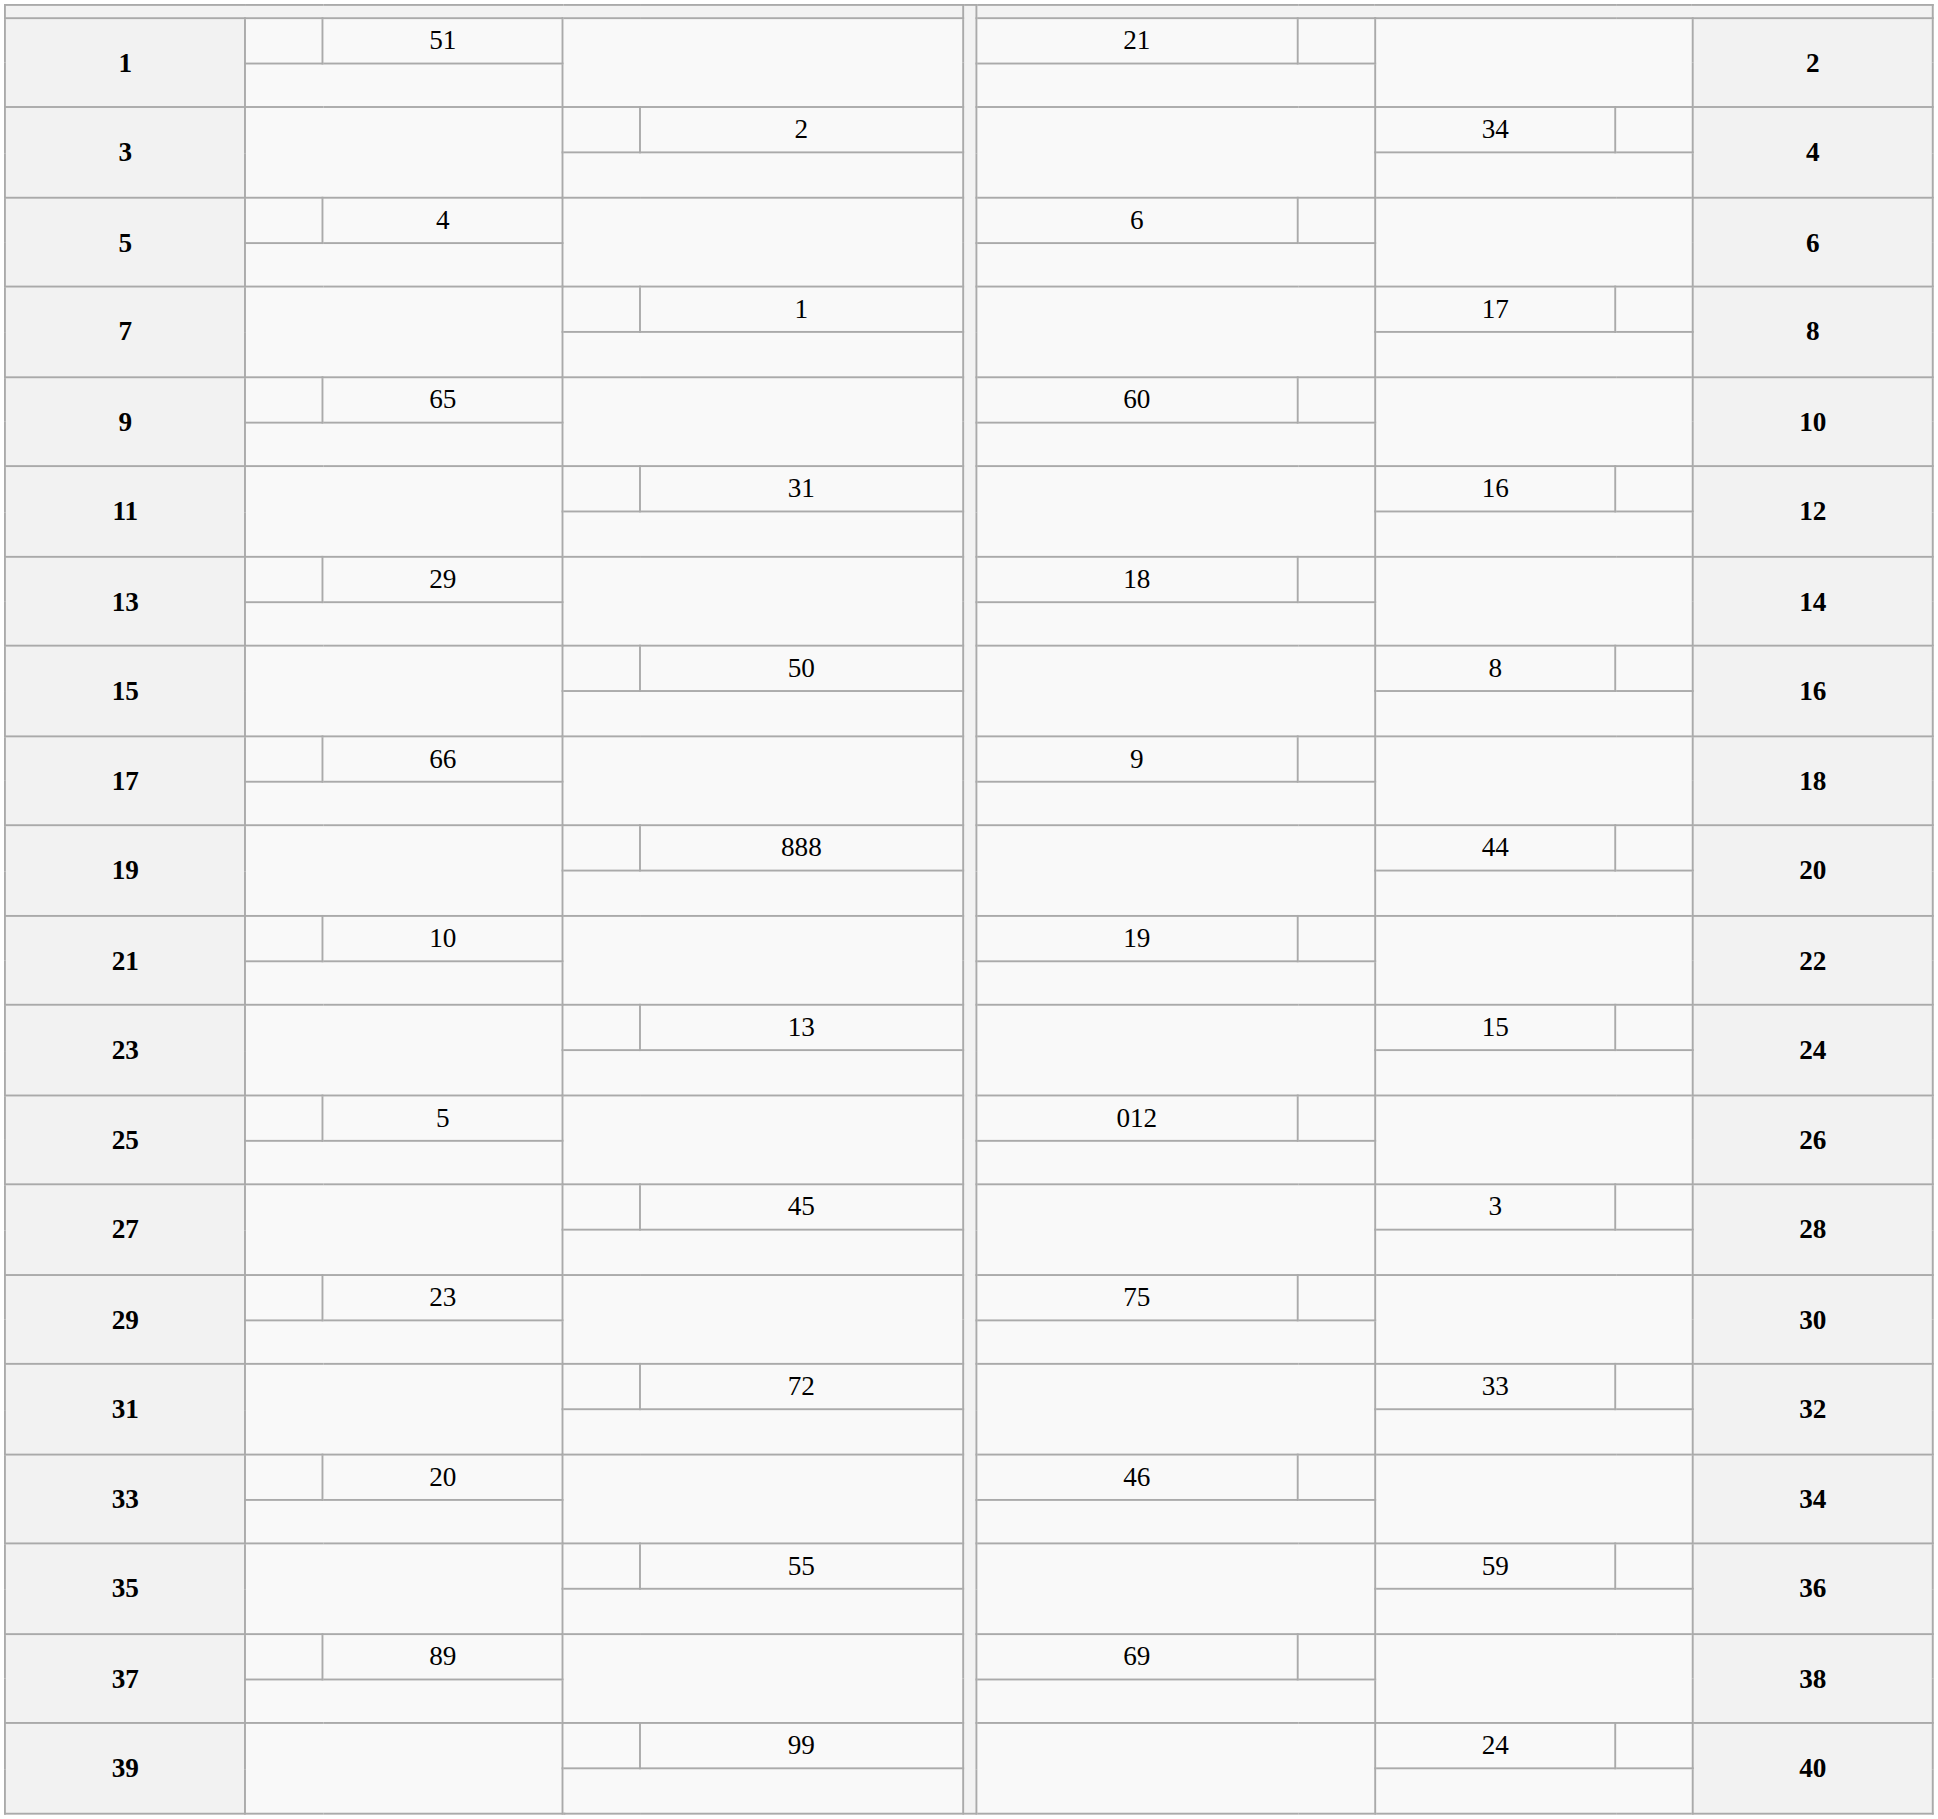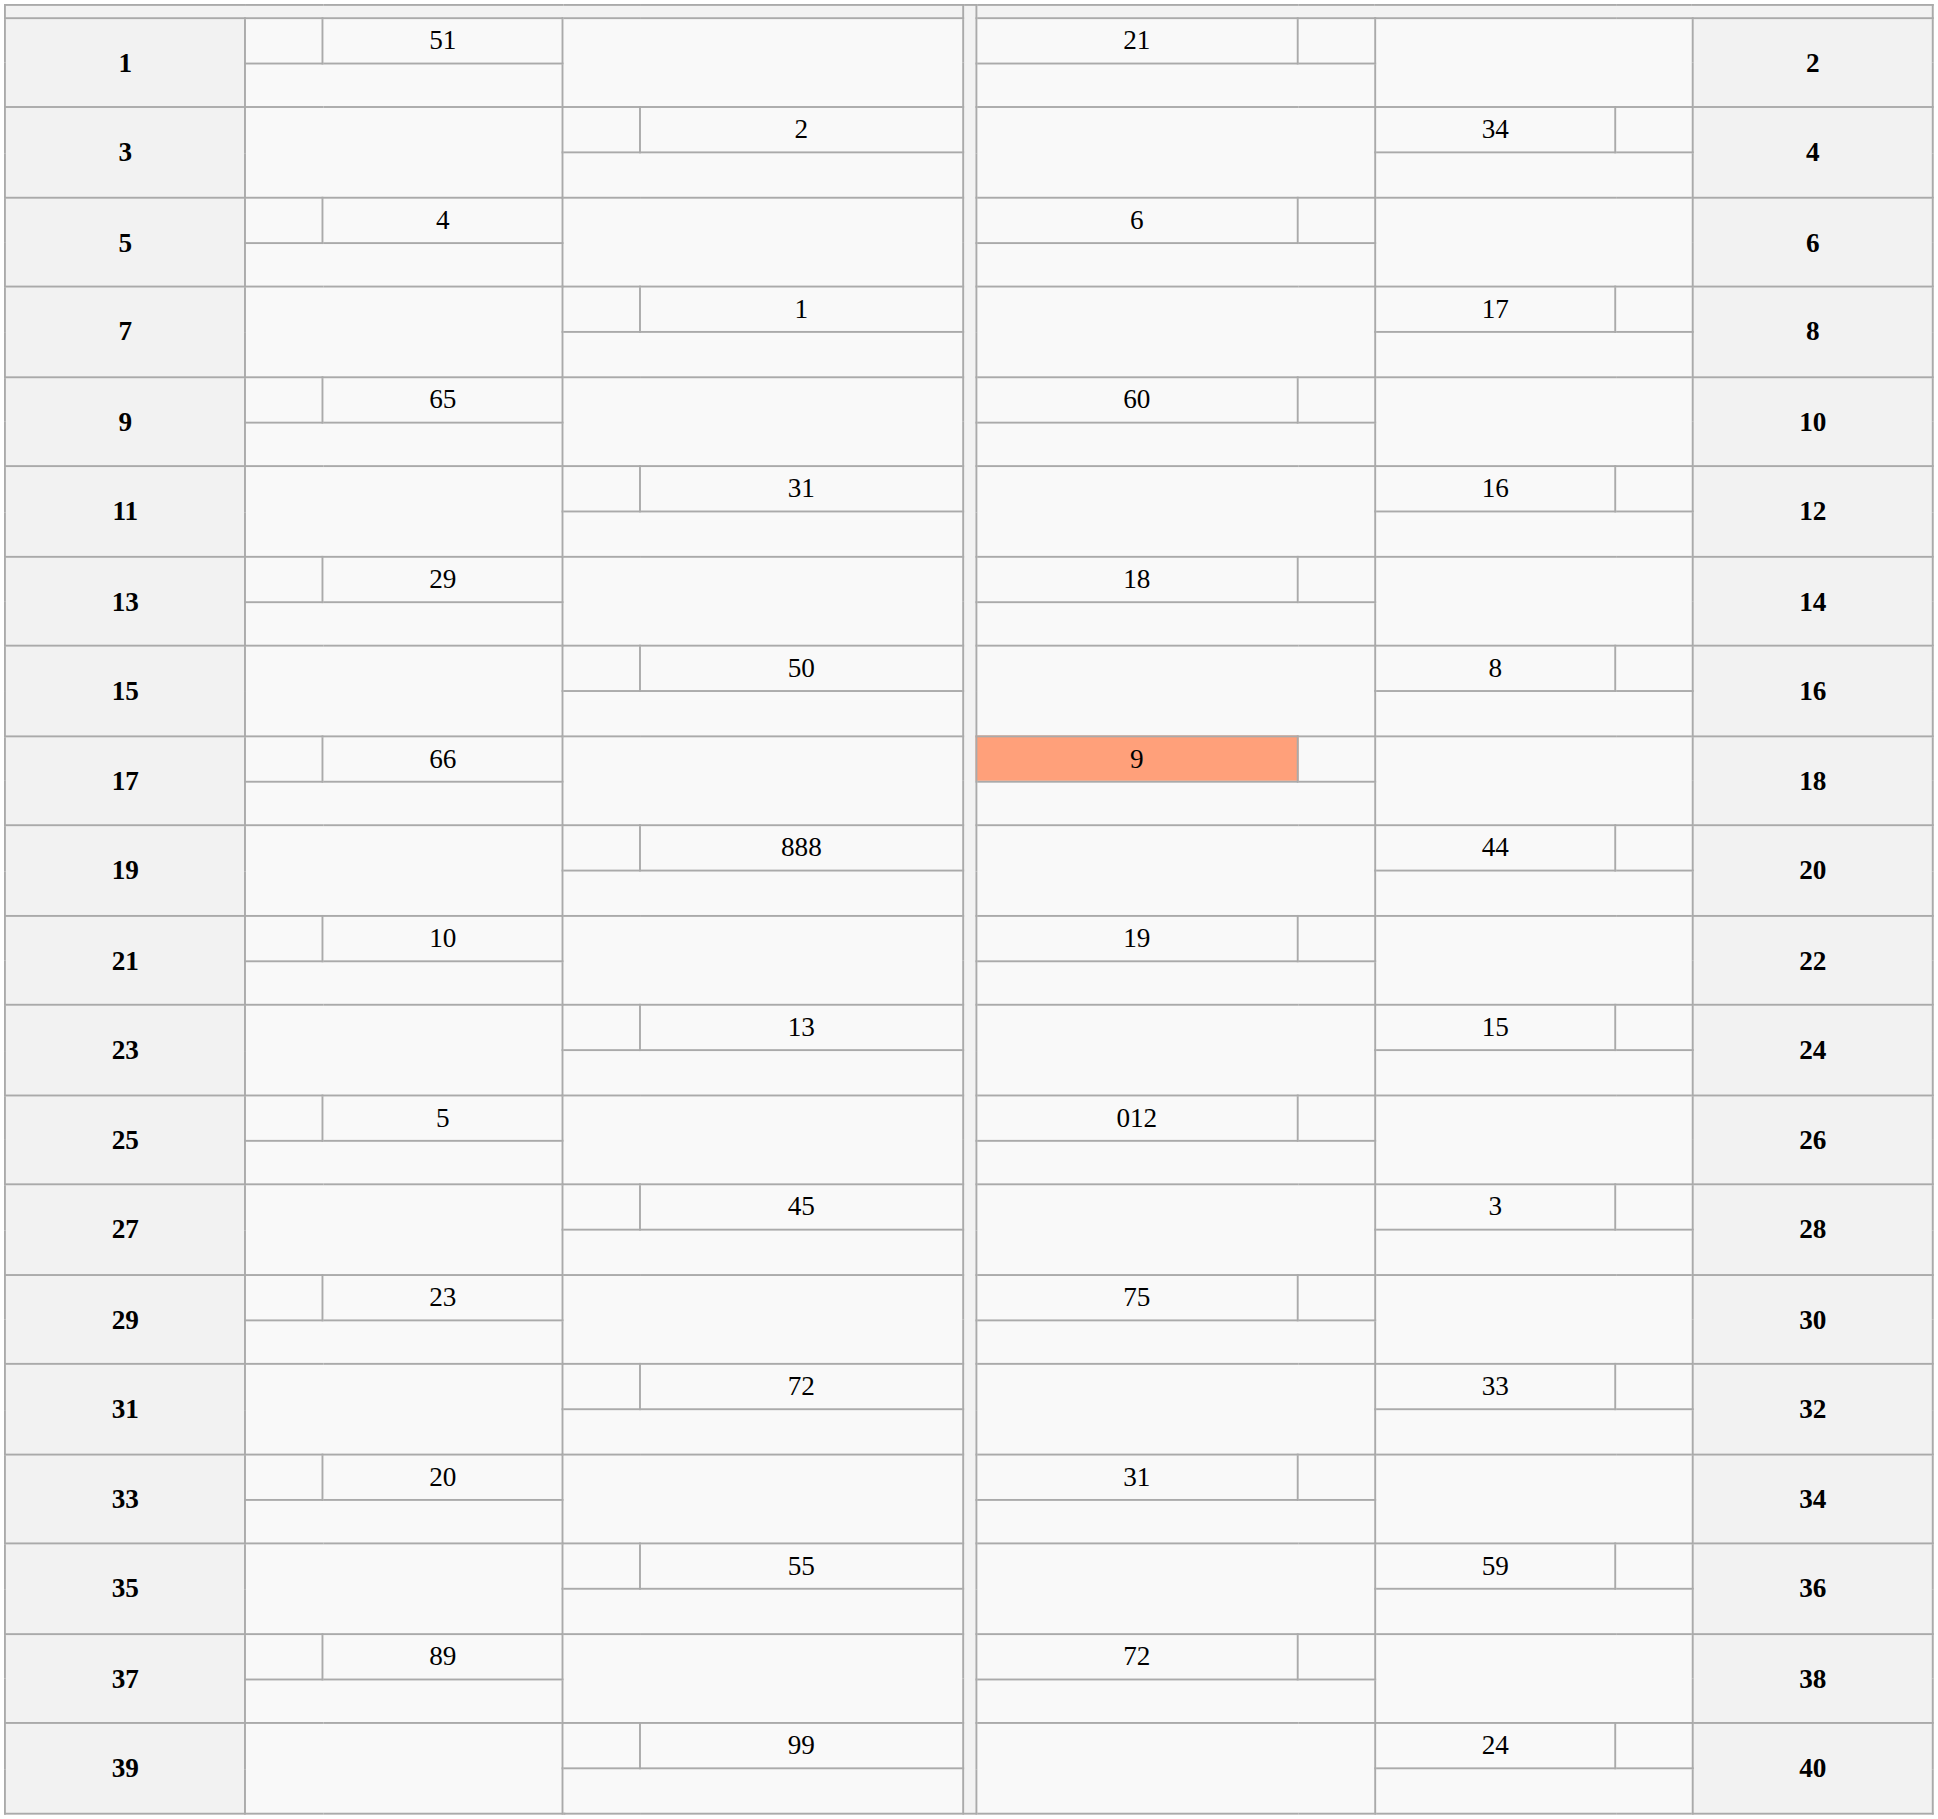(1137, 758) no background -> (1137, 758) lightsalmon background
(1137, 1476) 46 -> (1137, 1476) 31
(1137, 1656) 69 -> (1137, 1656) 72
